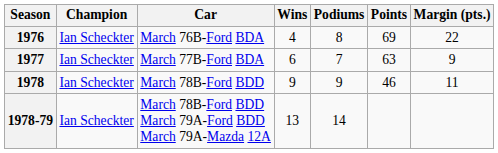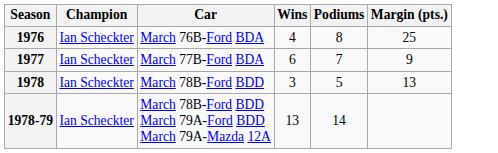- column: (389, 15)
(452, 37) 22 -> (409, 37) 25
(292, 82) 9 -> (292, 82) 3
(339, 82) 9 -> (339, 82) 5
(452, 82) 11 -> (409, 82) 13
